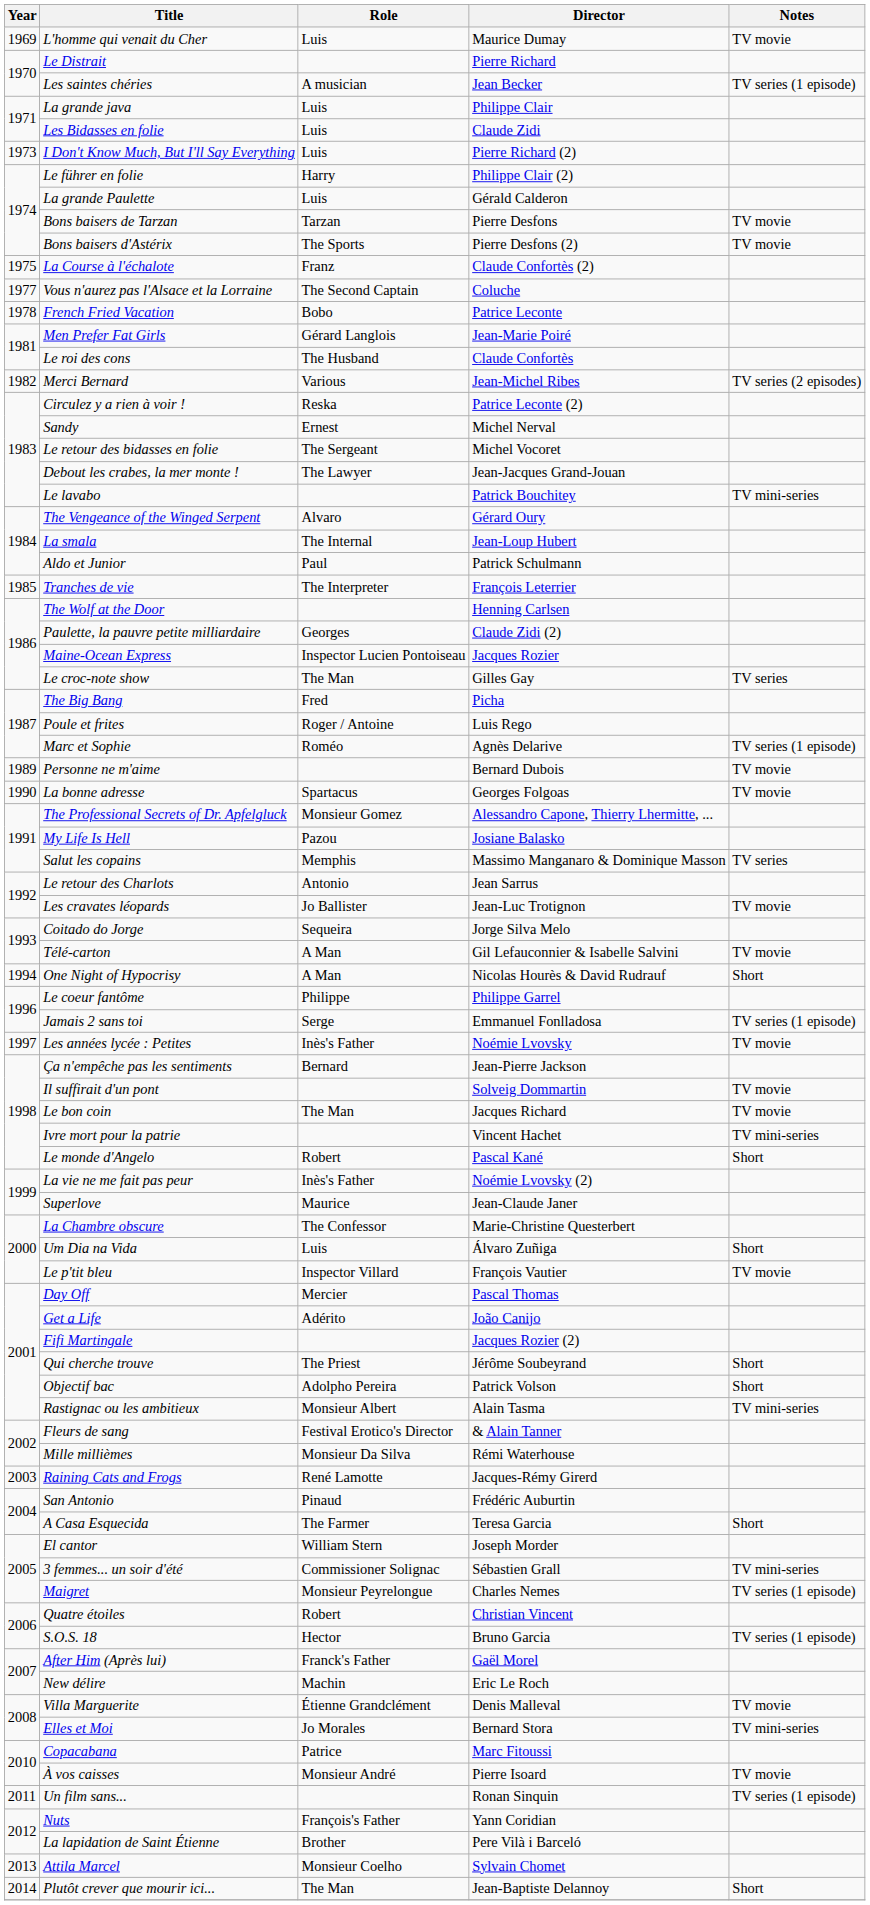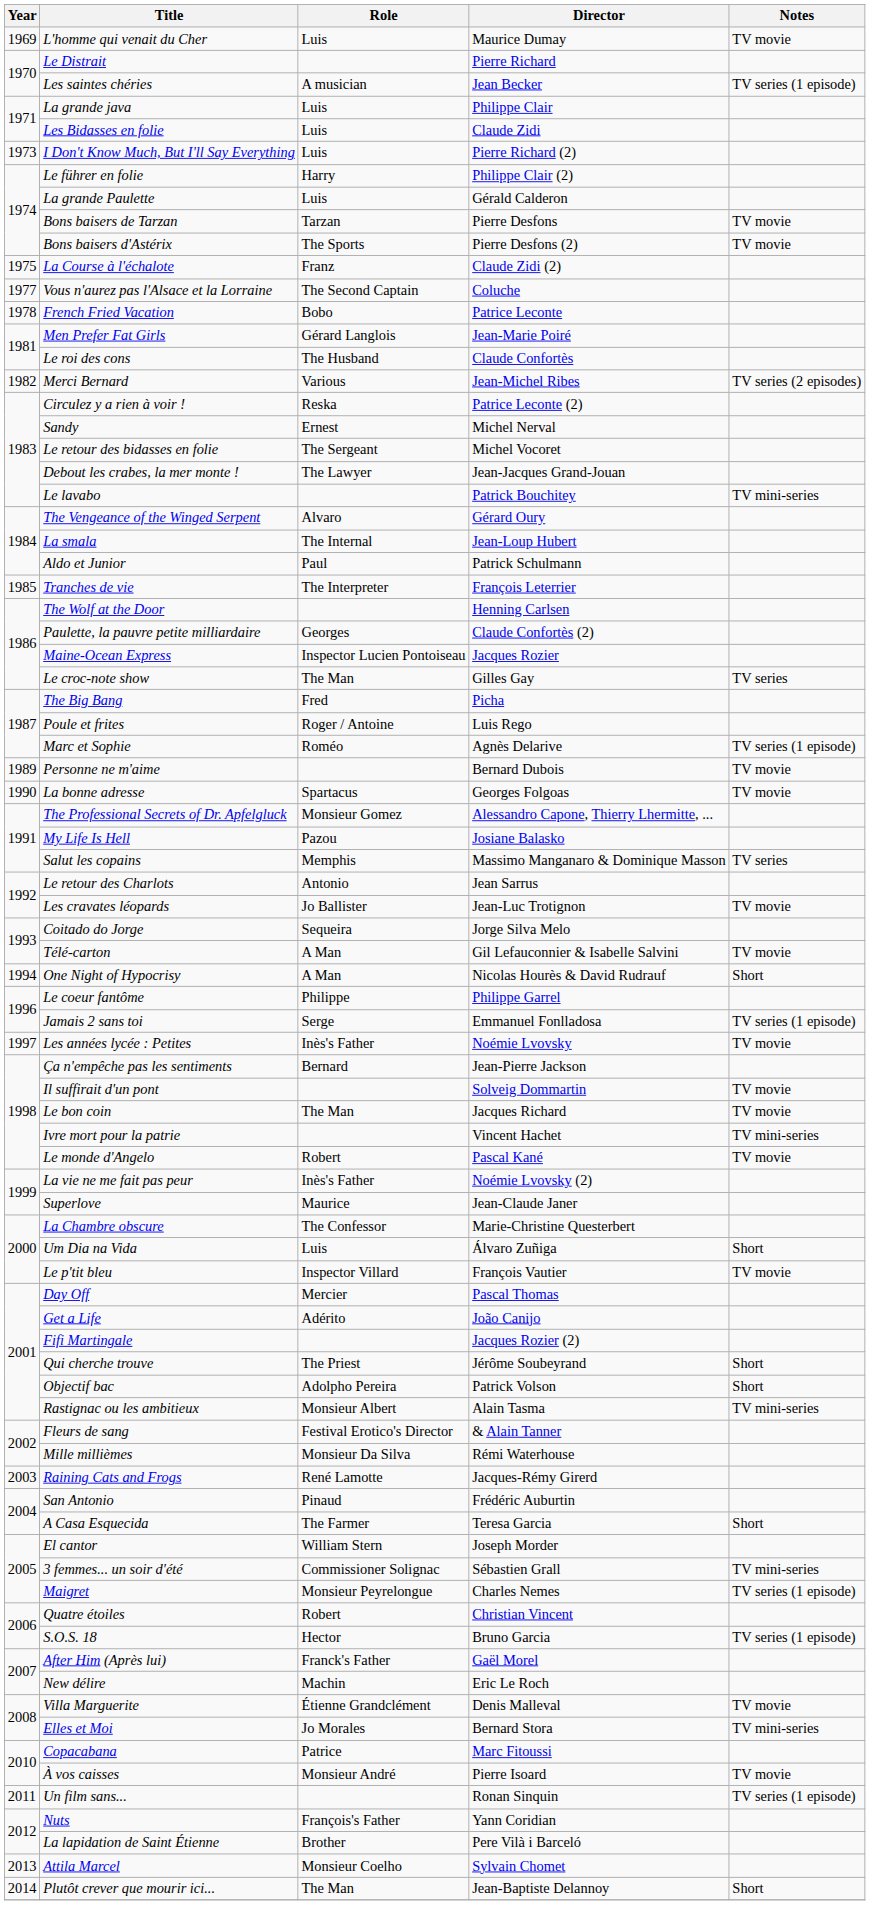(533, 267) Claude Confortès (2) -> (517, 267) Claude Zidi (2)
(517, 632) Claude Zidi (2) -> (533, 632) Claude Confortès (2)
(748, 1157) Short -> (762, 1157) TV movie
